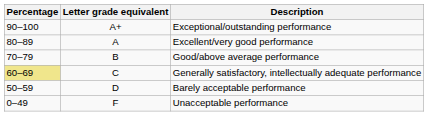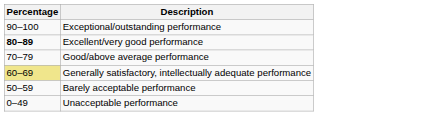- column: (116, 12)
(20, 42) normal -> (20, 42) bold
